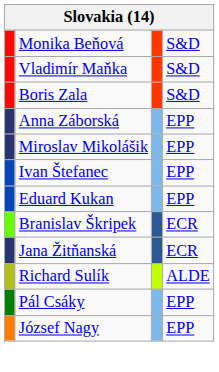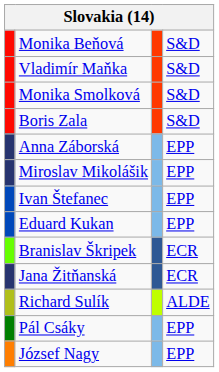+ row: (79, 95)
